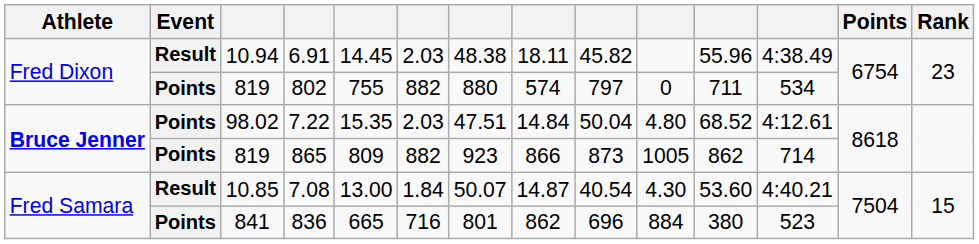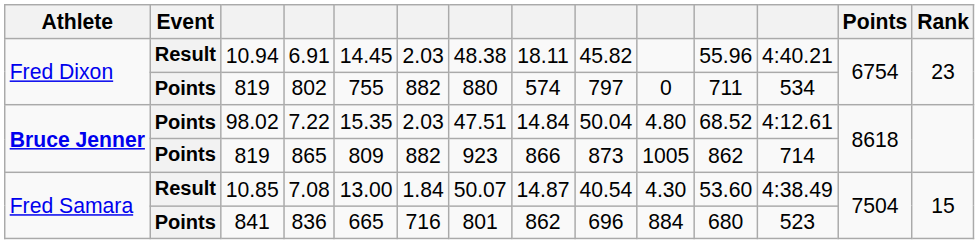(797, 55) 4:38.49 -> (797, 55) 4:40.21
(797, 189) 4:40.21 -> (797, 189) 4:38.49
(726, 223) 380 -> (726, 223) 680
